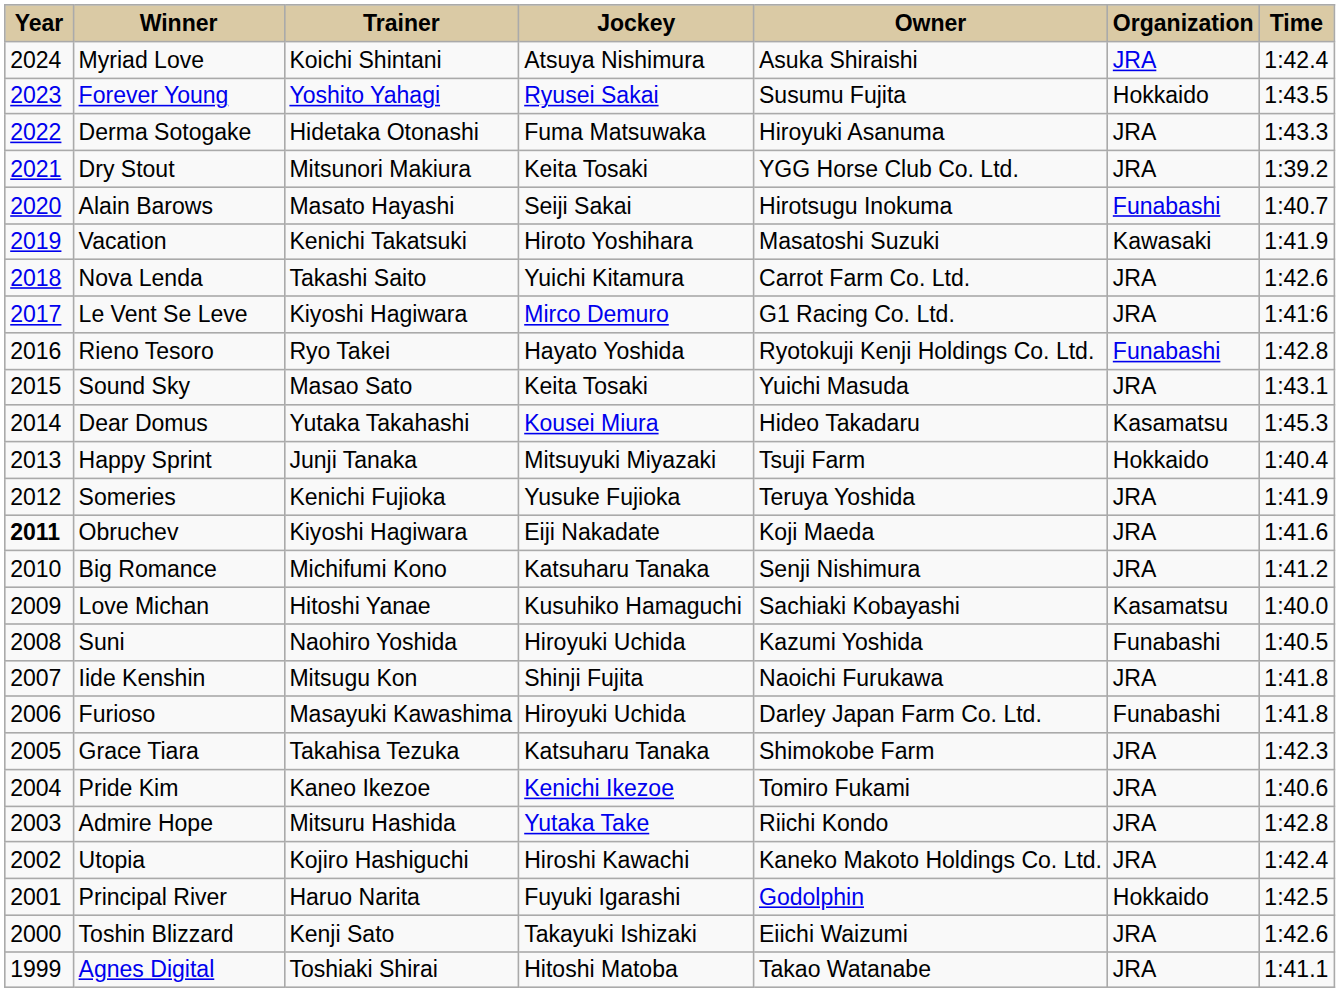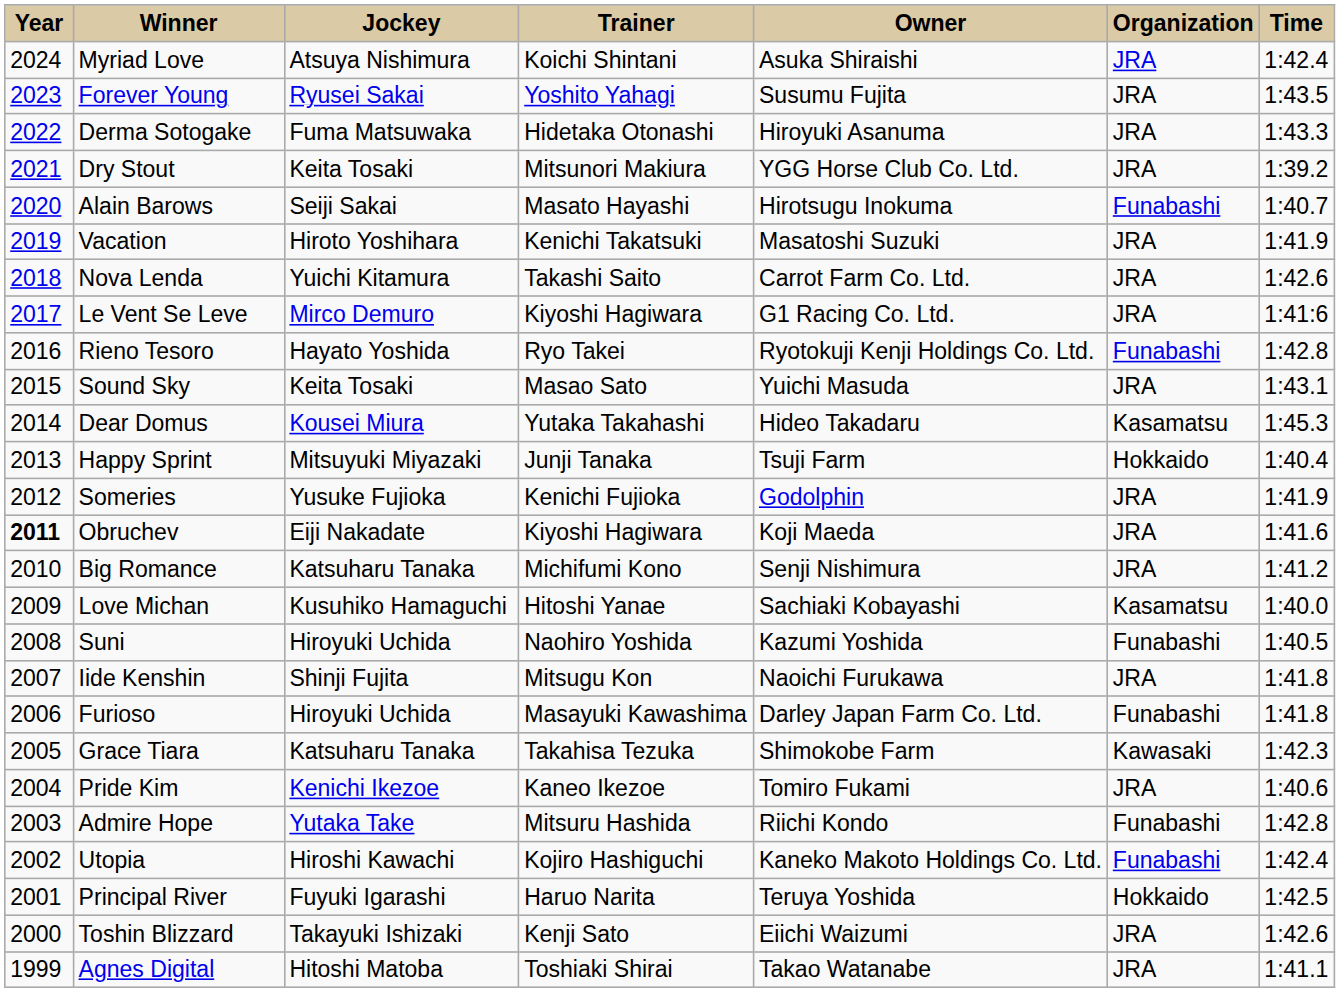columns swapped: (636, 23) <-> (401, 23)
(1161, 96) Hokkaido -> (1135, 96) JRA
(1162, 242) Kawasaki -> (1135, 242) JRA
(837, 497) Teruya Yoshida -> (811, 497) Godolphin
(1135, 751) JRA -> (1162, 751) Kawasaki
(1135, 824) JRA -> (1167, 824) Funabashi
(1135, 861) JRA -> (1167, 861) Funabashi
(811, 897) Godolphin -> (837, 897) Teruya Yoshida
